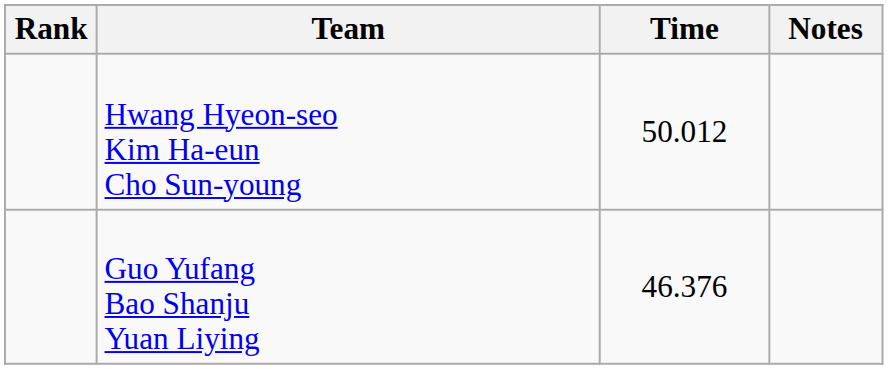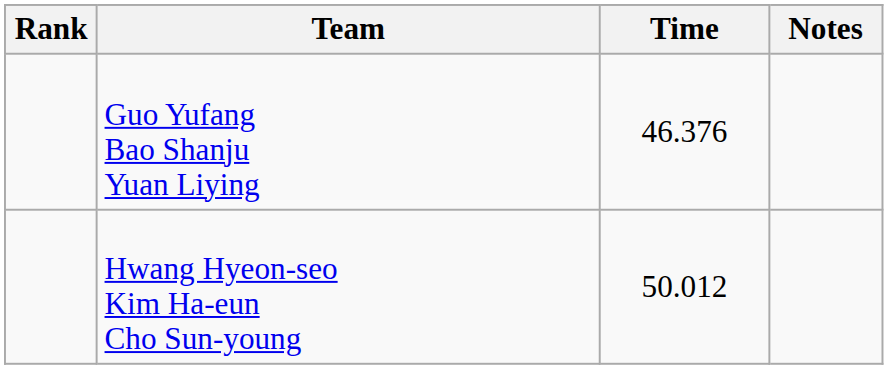rows swapped: (182, 303) <-> (221, 148)
